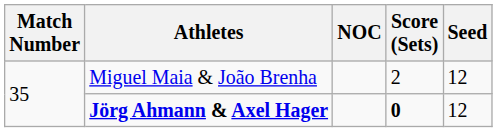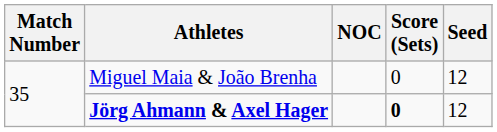(396, 77) 2 -> (396, 77) 0
